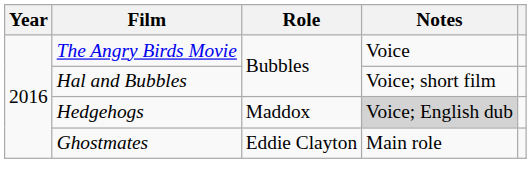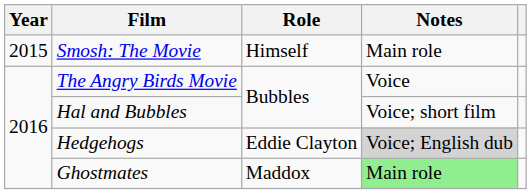+ row: (129, 50)
(278, 111) Maddox -> (301, 142) Eddie Clayton
(301, 142) Eddie Clayton -> (278, 173) Maddox
(404, 142) no background -> (404, 173) lightgreen background
